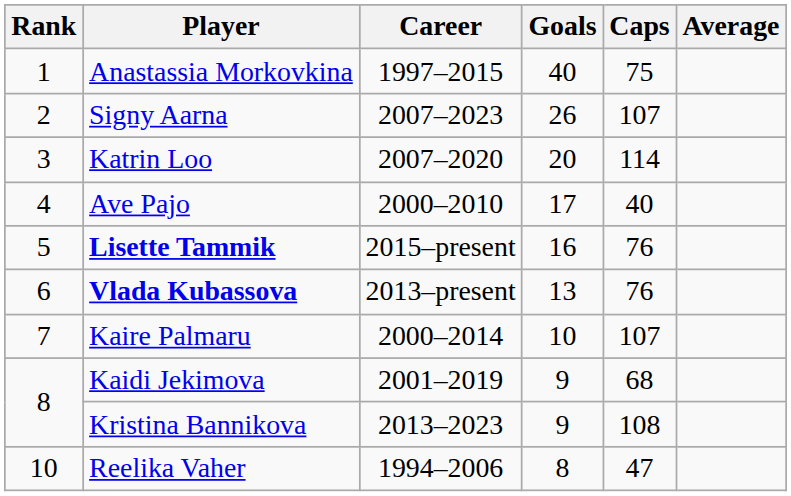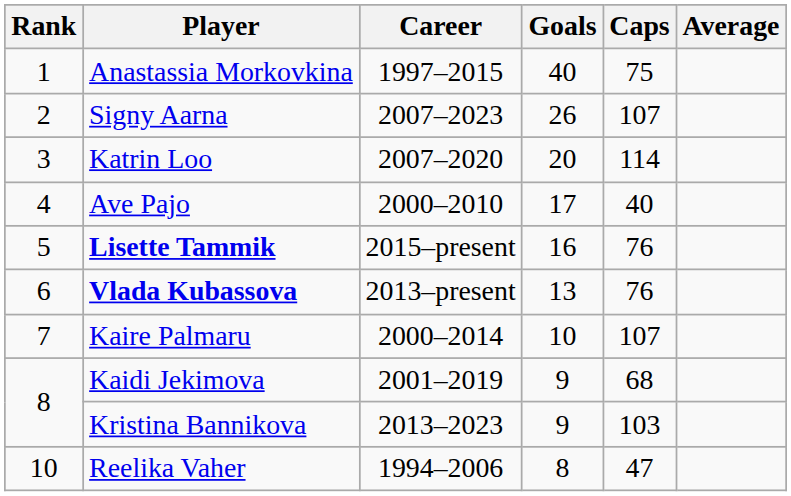(640, 423) 108 -> (640, 423) 103
